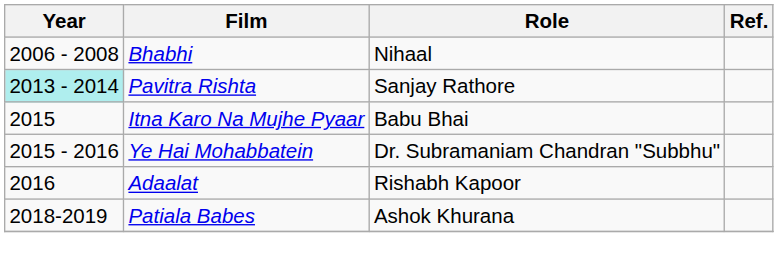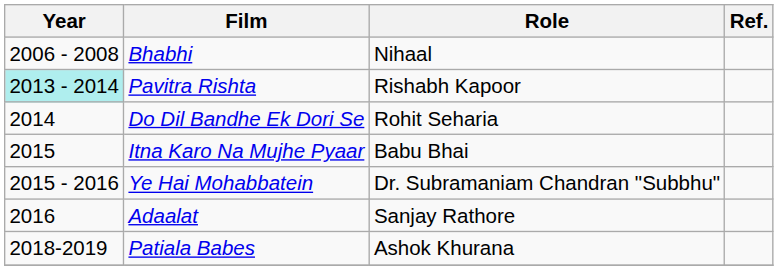(445, 86) Sanjay Rathore -> (447, 86) Rishabh Kapoor
+ row: (246, 119)
(447, 184) Rishabh Kapoor -> (445, 216) Sanjay Rathore
